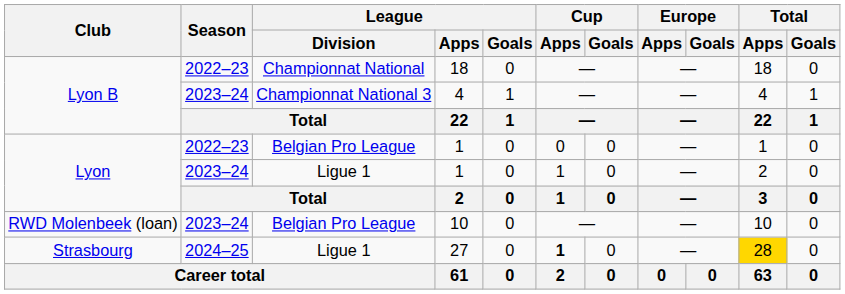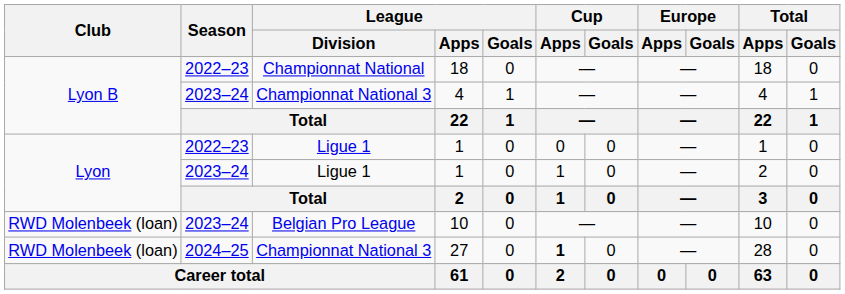(344, 146) Belgian Pro League -> (344, 146) Ligue 1
(93, 250) Strasbourg -> (93, 250) RWD Molenbeek (loan)
(344, 250) Ligue 1 -> (344, 250) Championnat National 3
(763, 250) gold background -> (763, 250) no background
